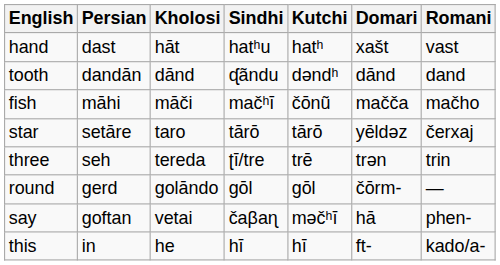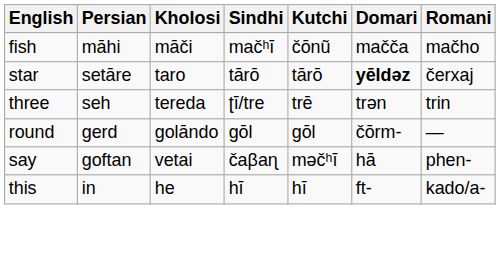- row: (29, 47)
- row: (29, 75)
(382, 132) normal -> (383, 75) bold
